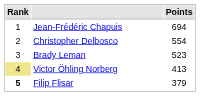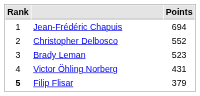(179, 41) 554 -> (179, 41) 552
(18, 69) khaki background -> (18, 69) no background
(179, 69) 413 -> (179, 69) 431
